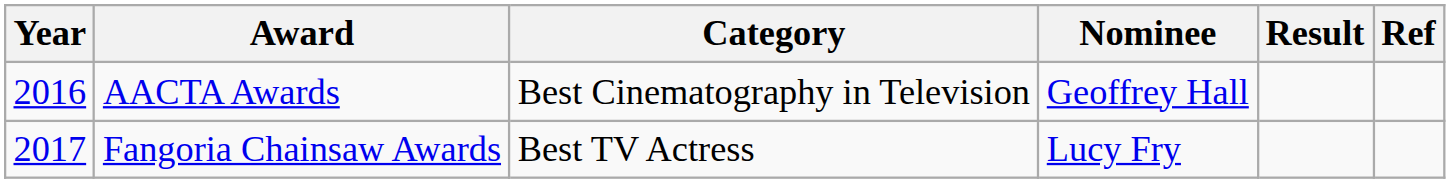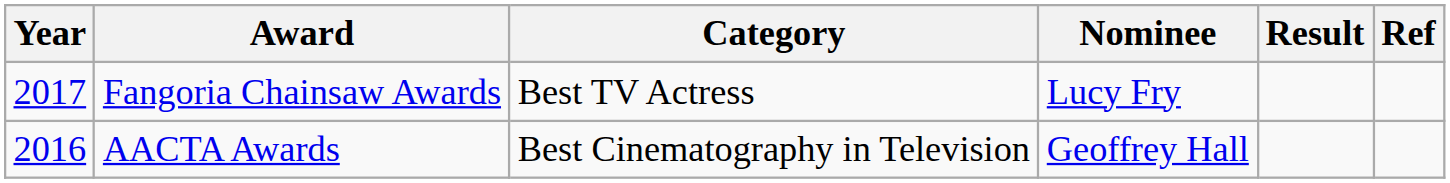rows swapped: (221, 90) <-> (302, 148)
